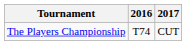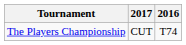columns swapped: (141, 13) <-> (168, 13)
